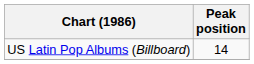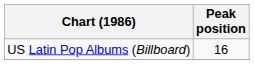(221, 49) 14 -> (221, 49) 16
